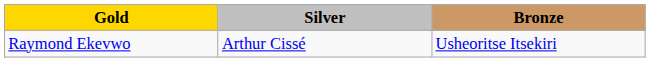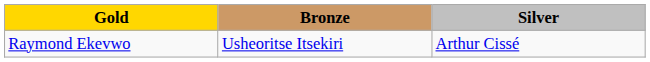columns swapped: (325, 17) <-> (539, 17)
